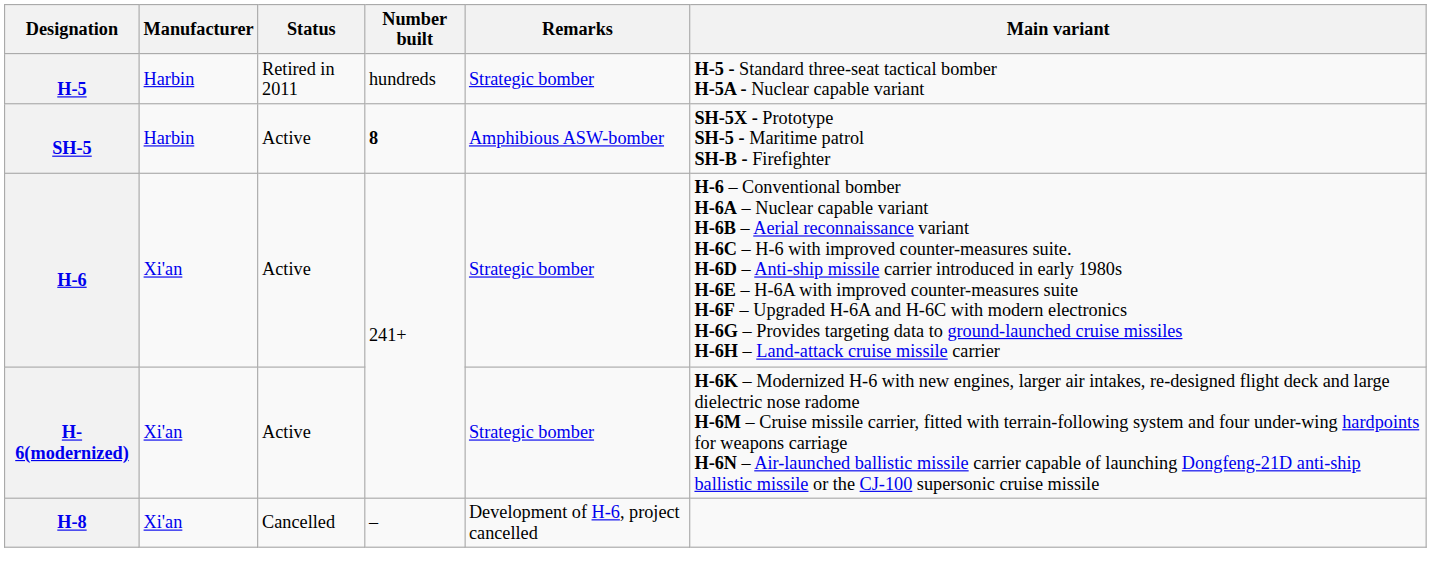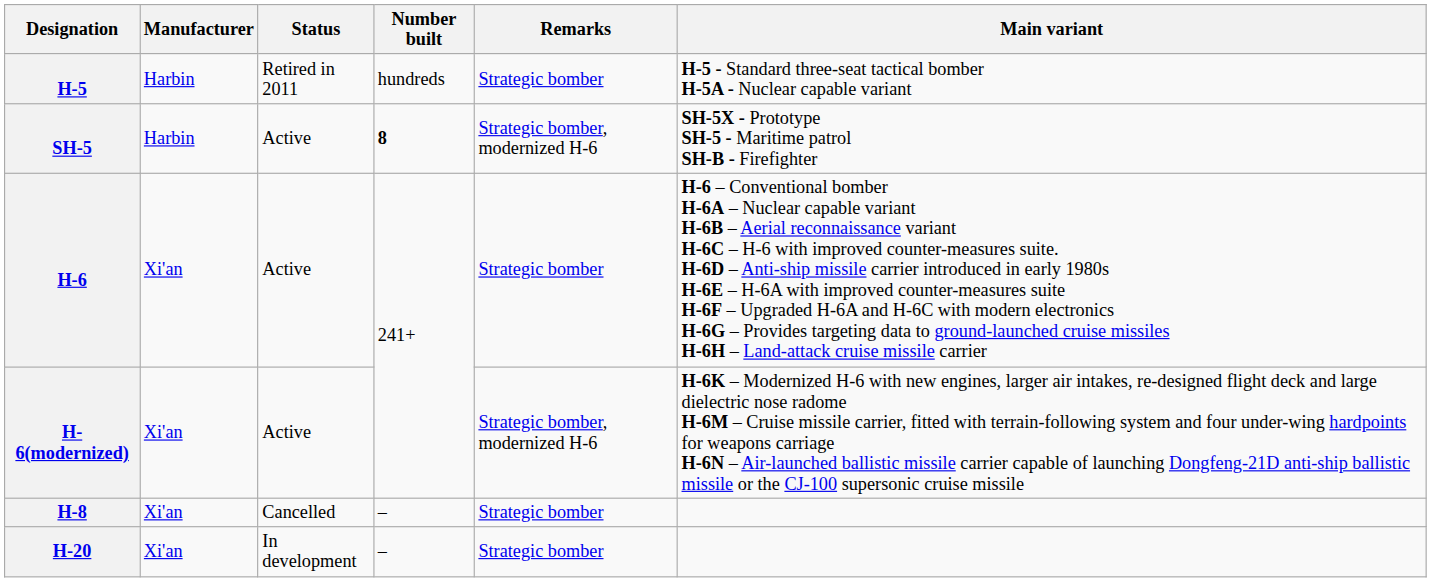(566, 138) Amphibious ASW-bomber -> (543, 138) Strategic bomber, modernized H-6
(531, 432) Strategic bomber -> (543, 432) Strategic bomber, modernized H-6
(574, 522) Development of H-6, project cancelled -> (541, 512) Strategic bomber
+ row: (72, 551)
